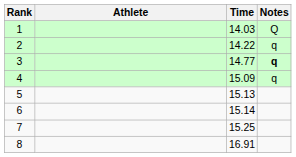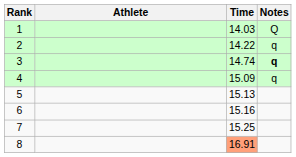(242, 62) 14.77 -> (242, 62) 14.74
(242, 111) 15.14 -> (242, 111) 15.16
(242, 144) no background -> (242, 144) lightsalmon background
